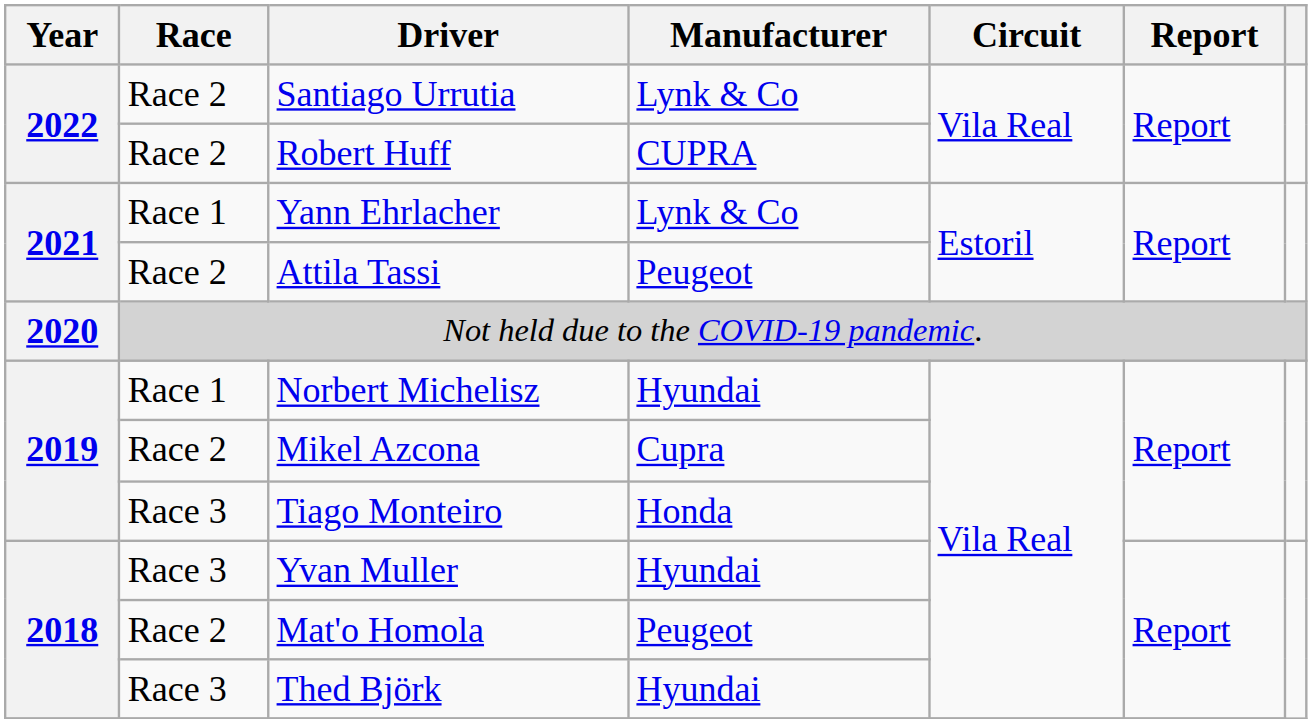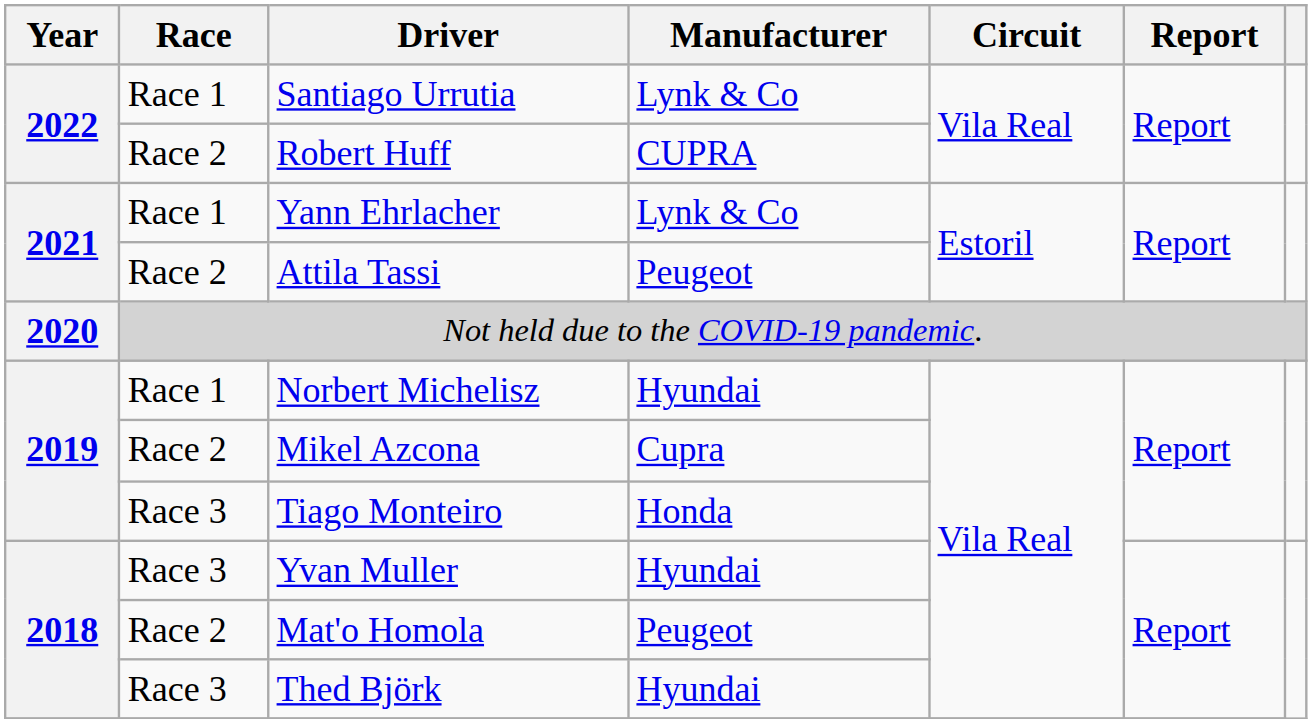(177, 93) Race 2 -> (177, 93) Race 1
